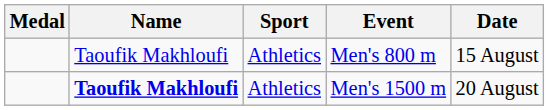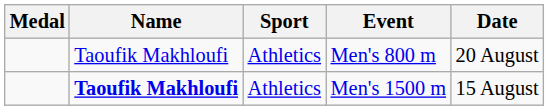(497, 55) 15 August -> (497, 55) 20 August
(497, 88) 20 August -> (497, 88) 15 August
